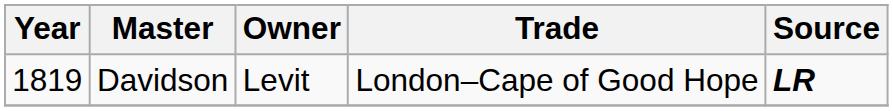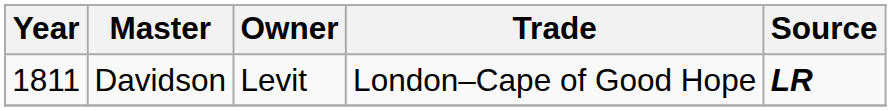(47, 79) 1819 -> (46, 79) 1811
